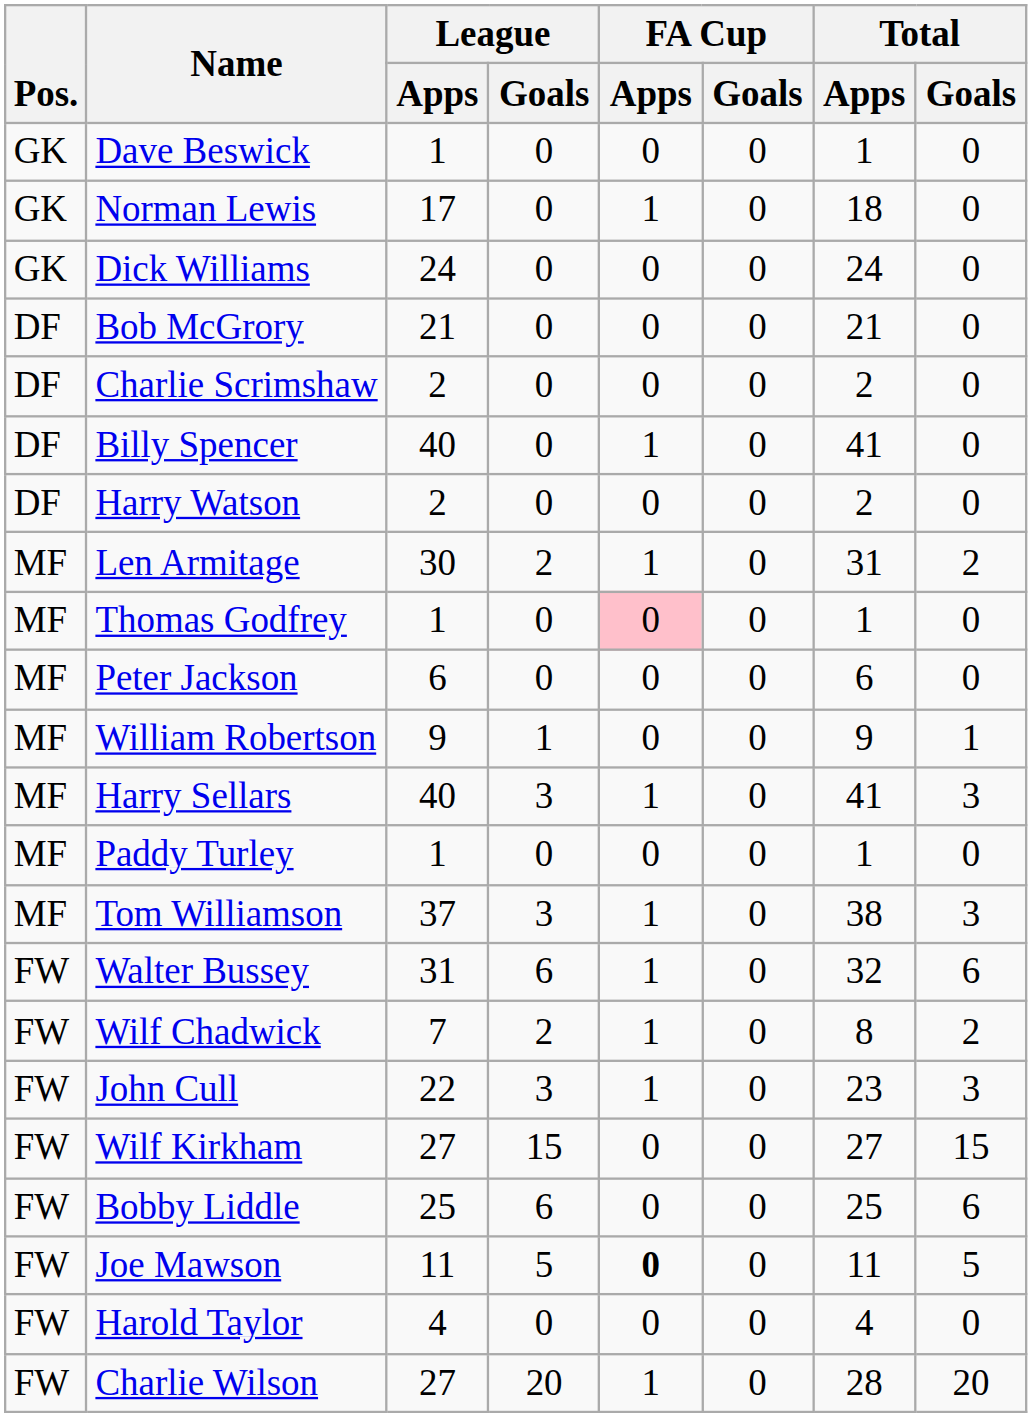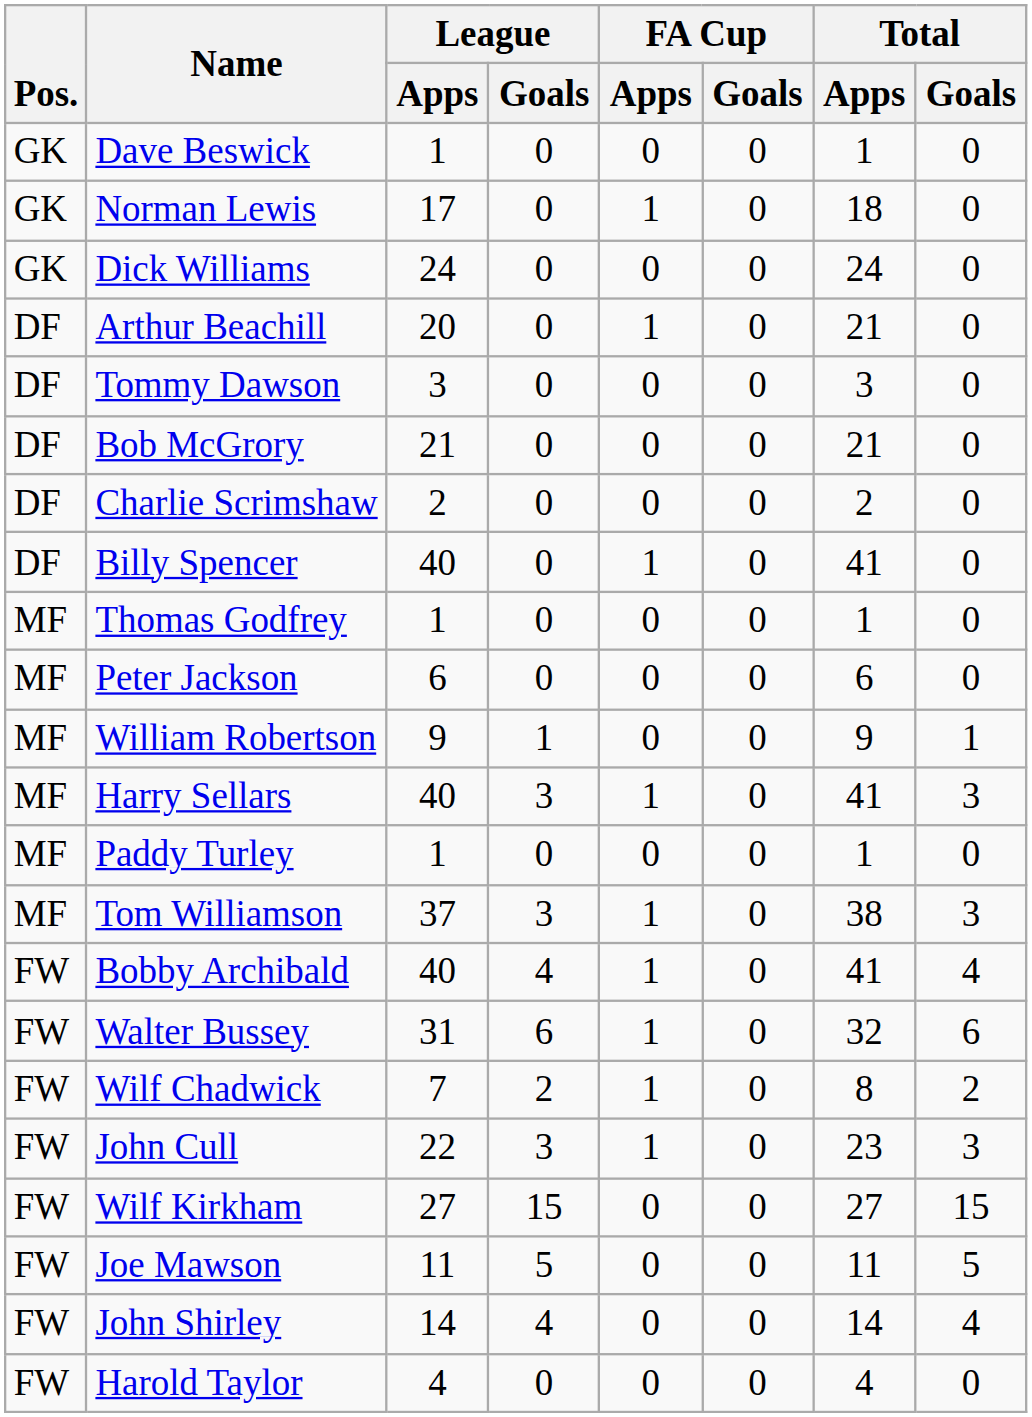+ row: (211, 326)
+ row: (218, 385)
- row: (198, 502)
- row: (198, 561)
(651, 619) pink background -> (651, 619) no background
+ row: (222, 971)
- row: (198, 1206)
(651, 1264) bold -> (651, 1264) normal
+ row: (188, 1323)
- row: (207, 1381)
